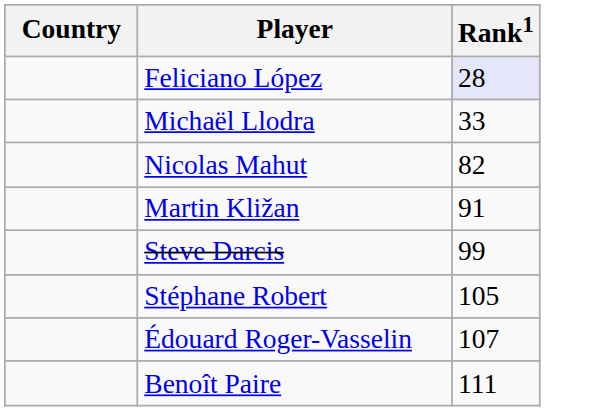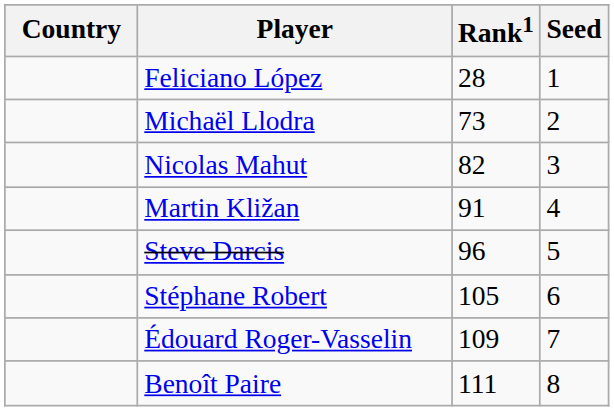+ column: (574, 30)
(472, 77) lavender background -> (472, 77) no background
(472, 121) 33 -> (472, 121) 73
(472, 251) 99 -> (472, 251) 96
(479, 339) 107 -> (479, 339) 109
